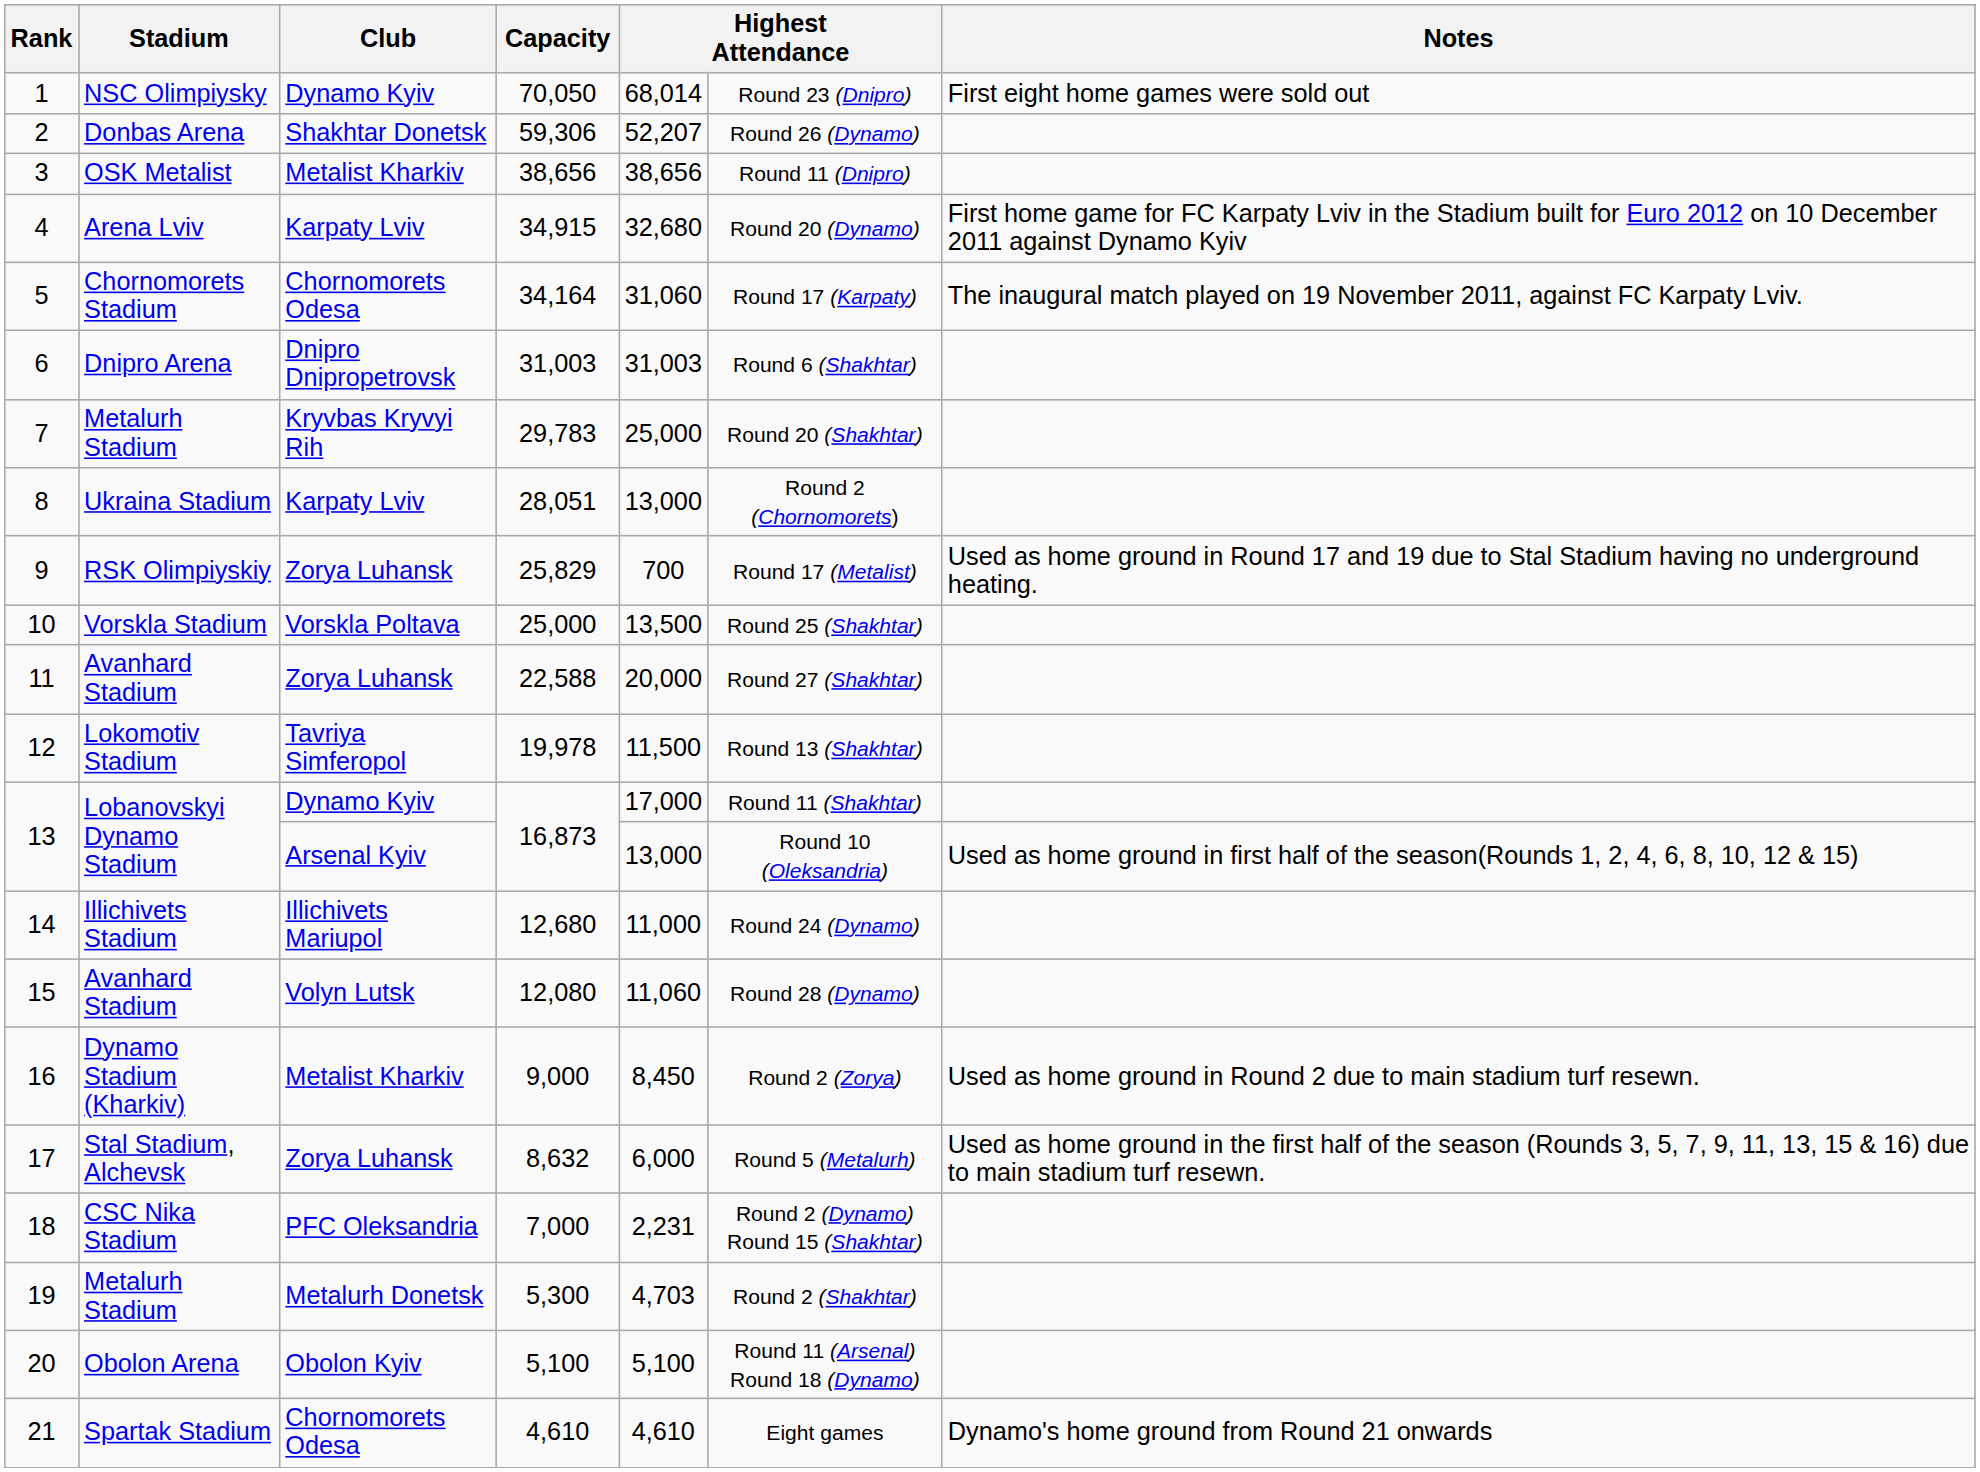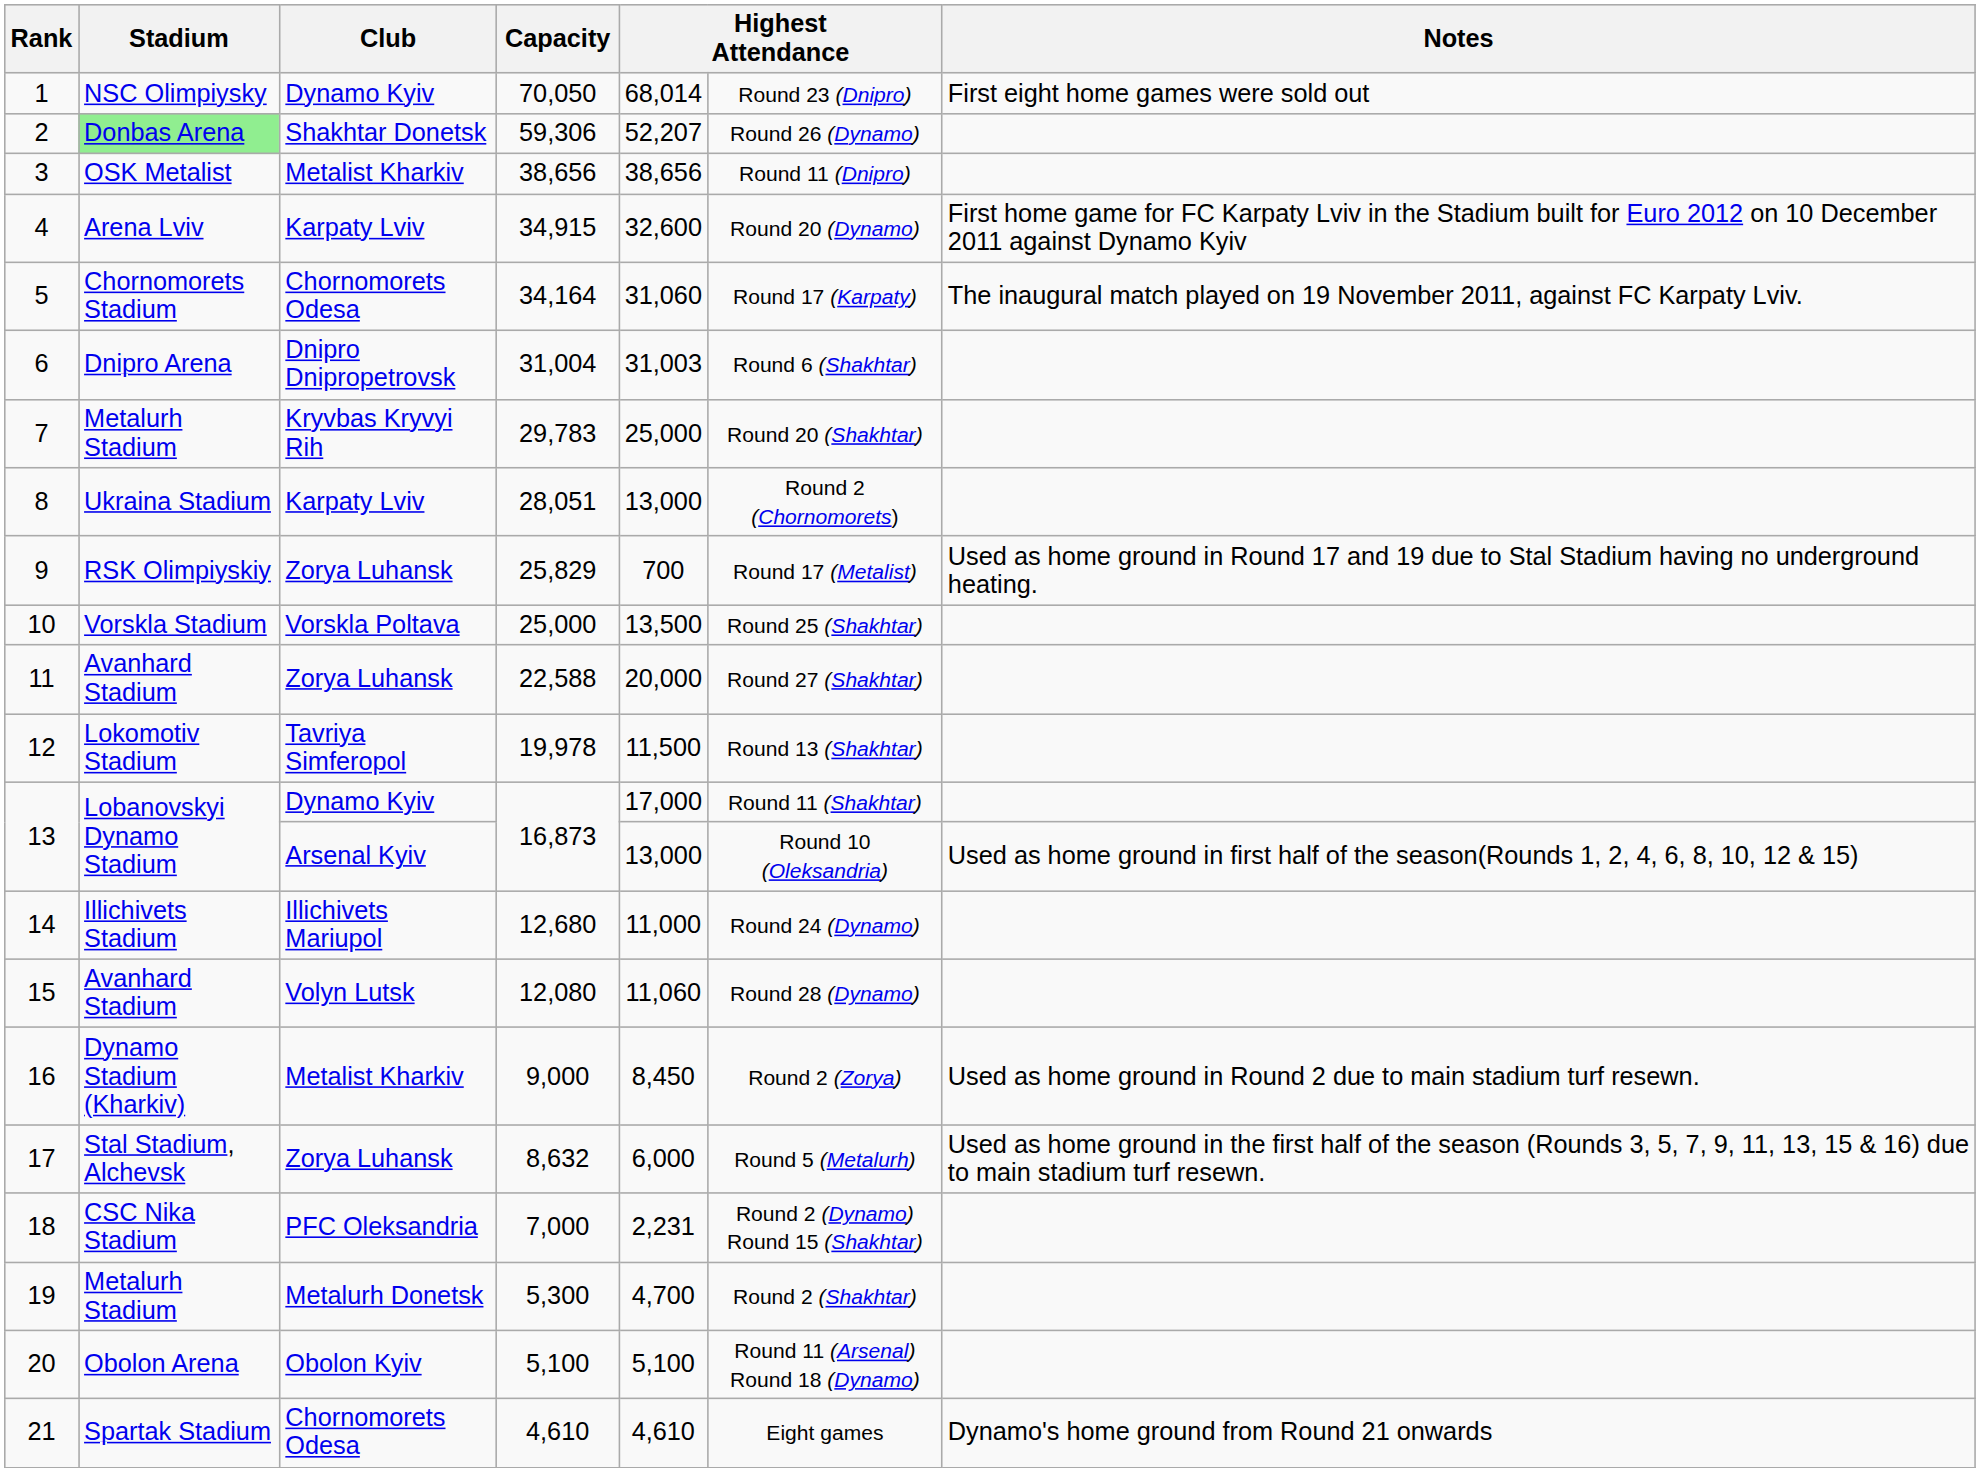(164, 133) no background -> (164, 133) lightgreen background
(663, 227) 32,680 -> (663, 227) 32,600
(558, 364) 31,003 -> (558, 364) 31,004
(663, 1295) 4,703 -> (663, 1295) 4,700
